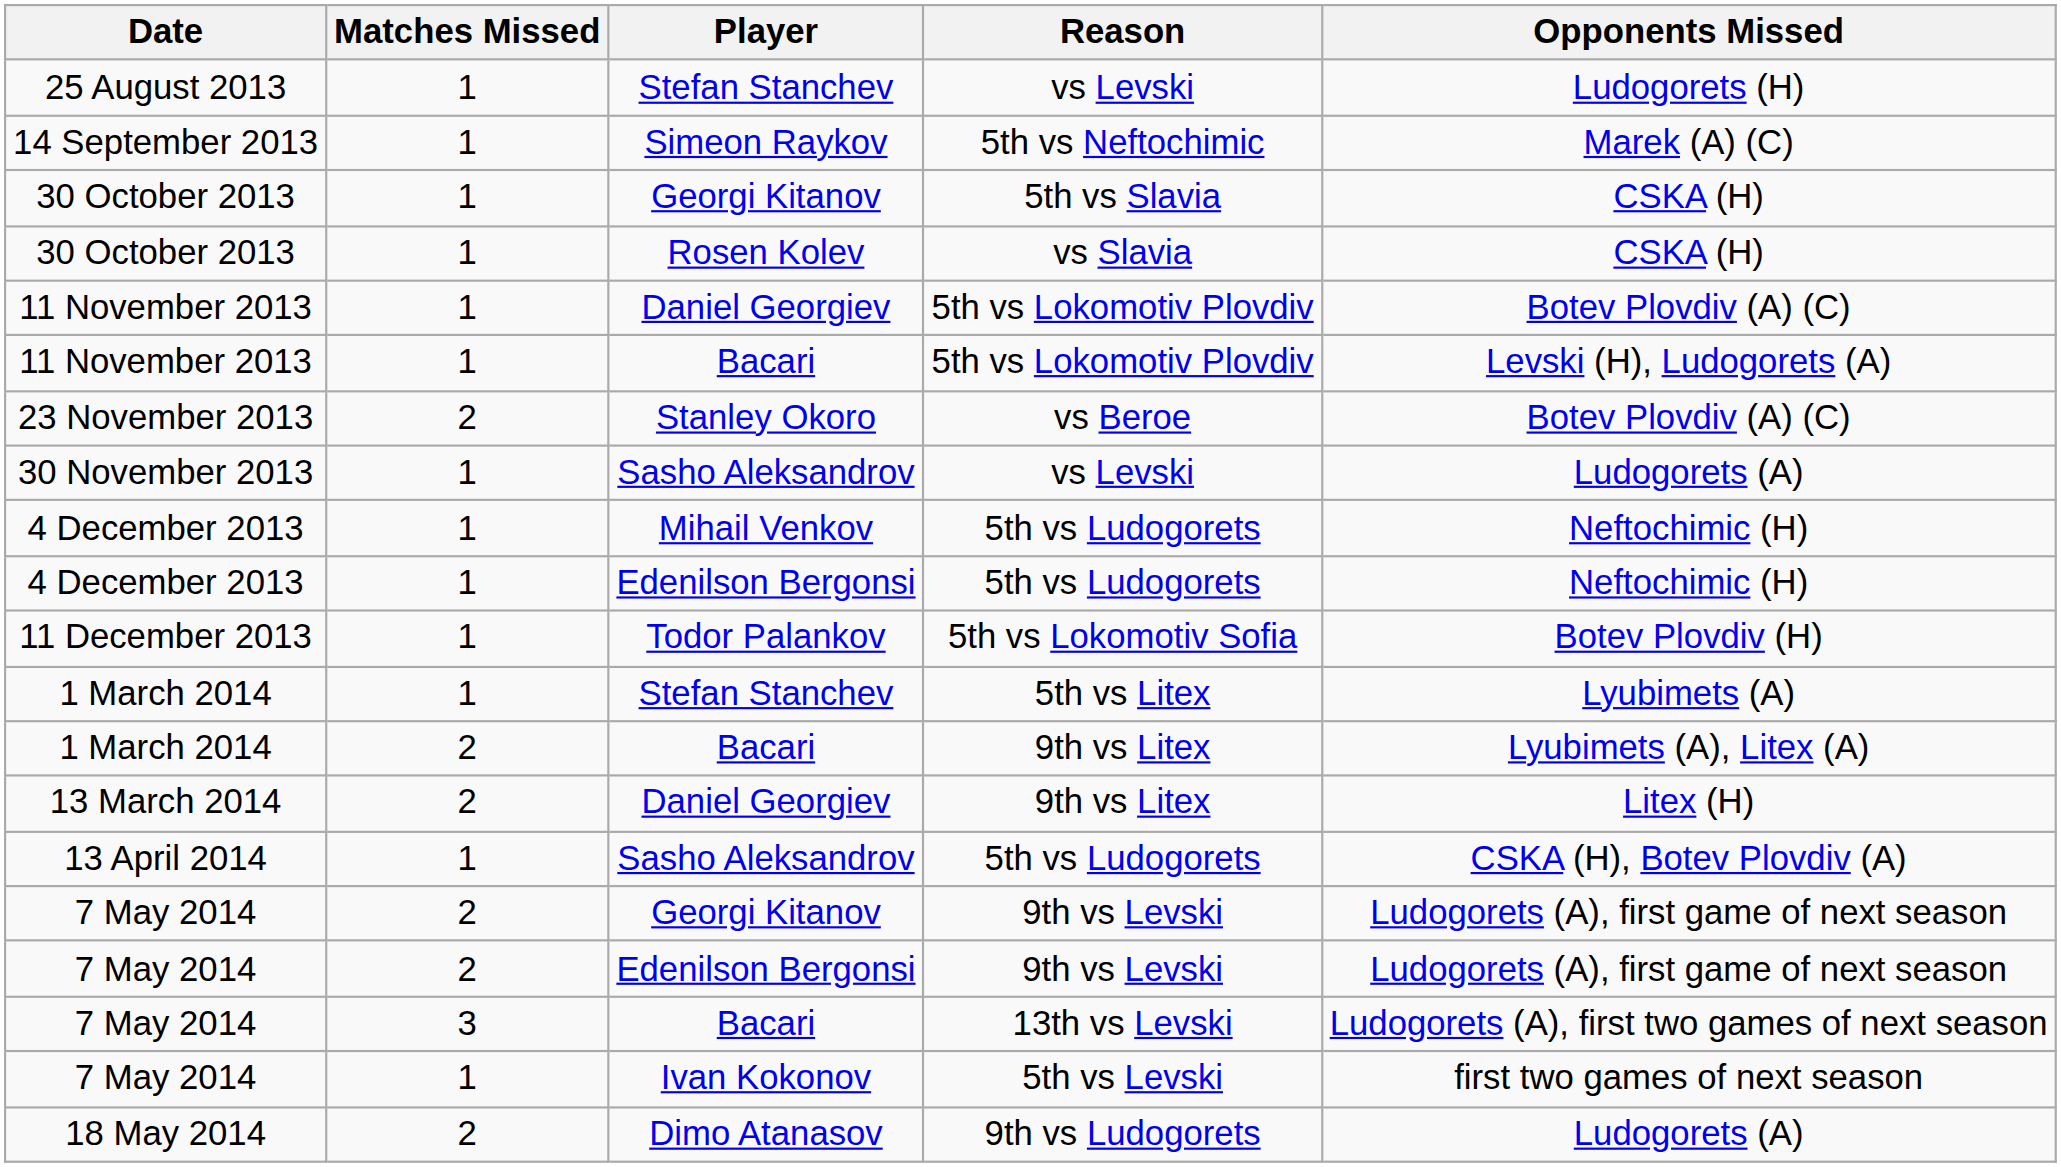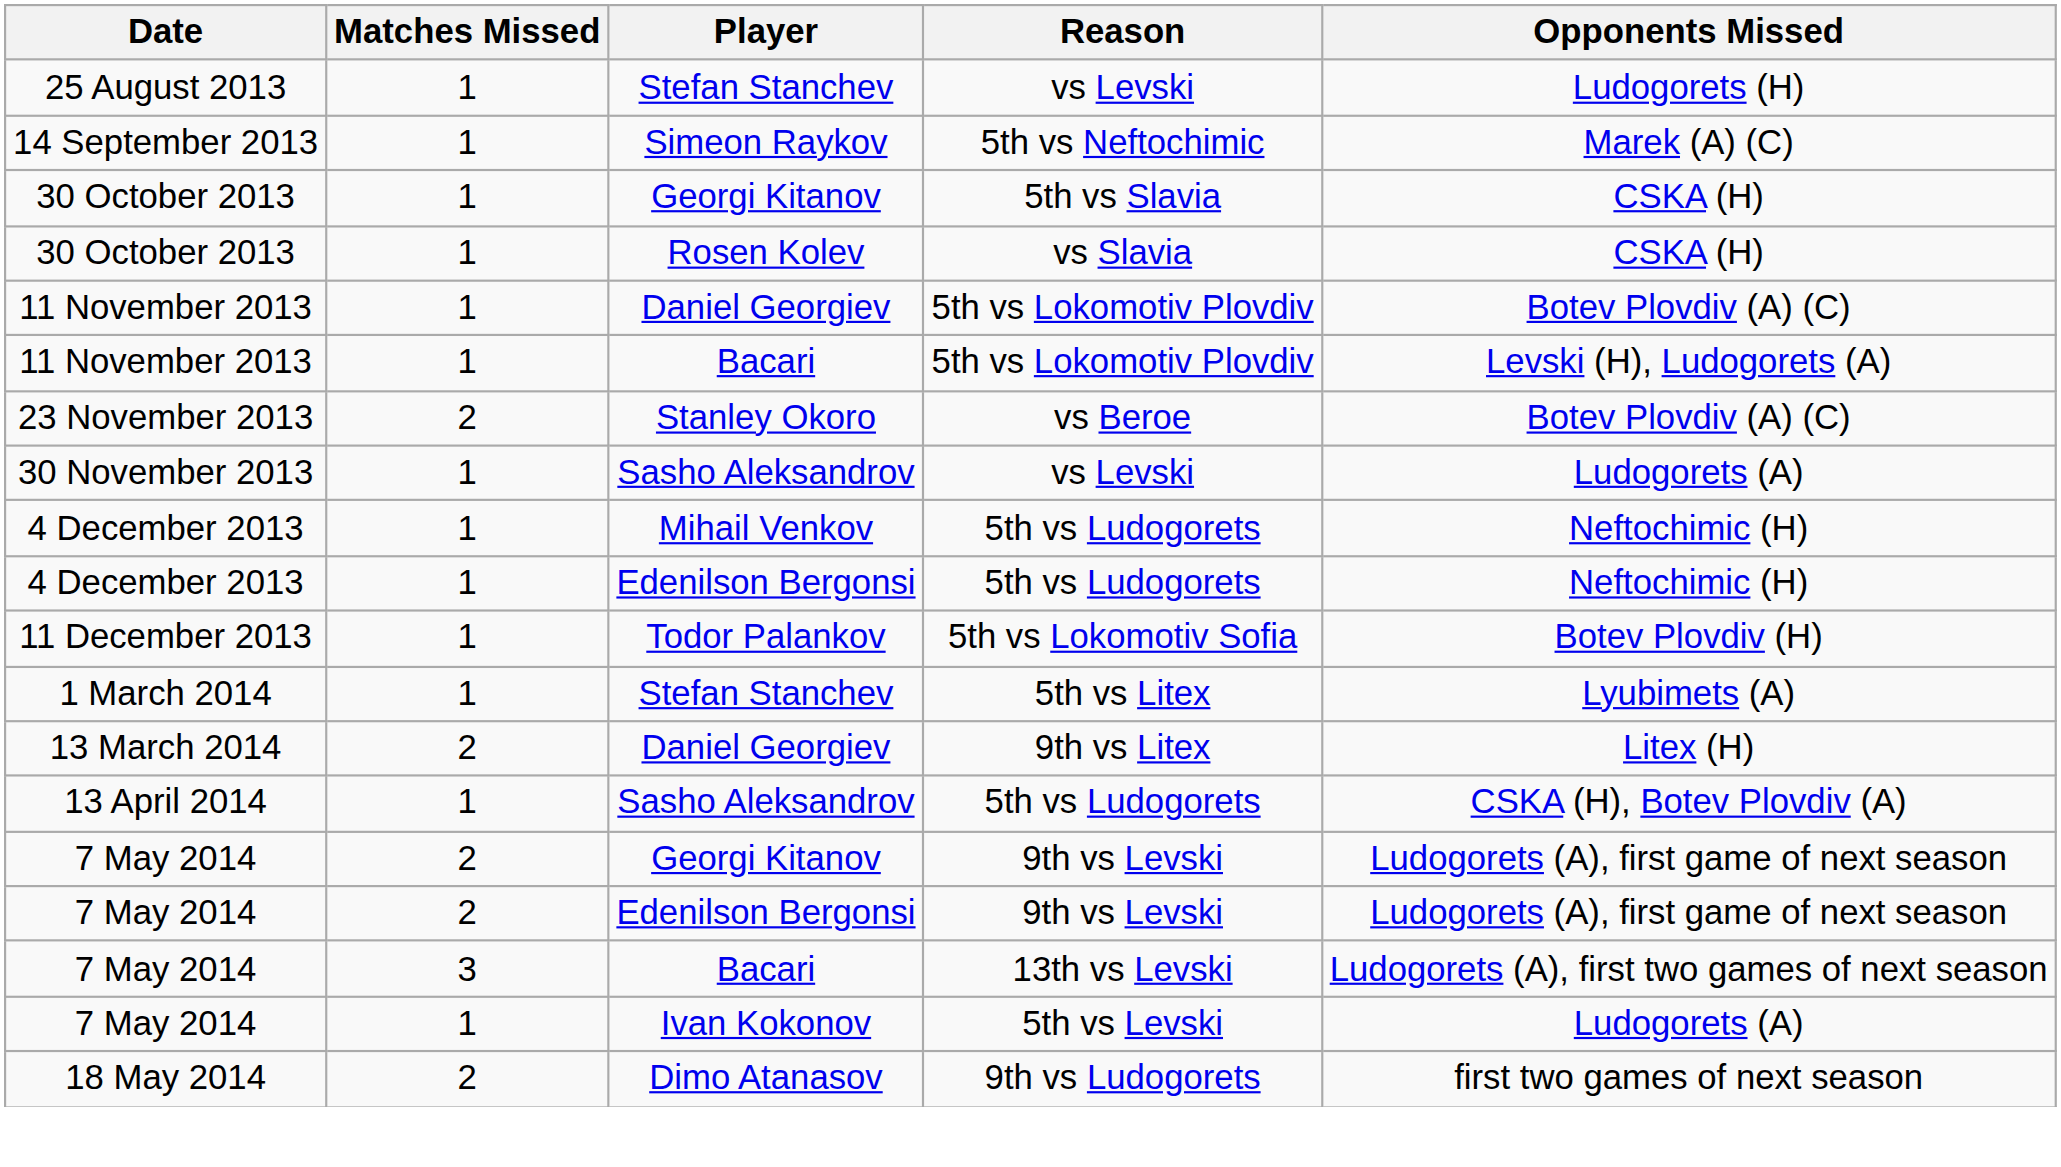- row: (766, 747)
(1689, 1078) first two games of next season -> (1689, 1023) Ludogorets (A)
(1689, 1133) Ludogorets (A) -> (1689, 1078) first two games of next season
